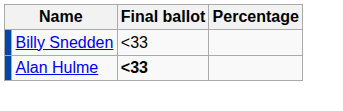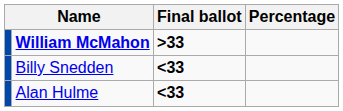+ row: (83, 42)
(134, 42) normal -> (171, 67) bold
